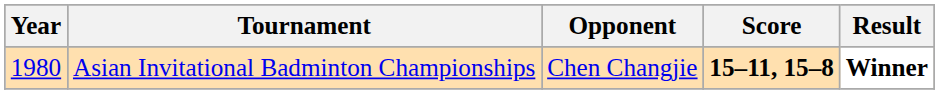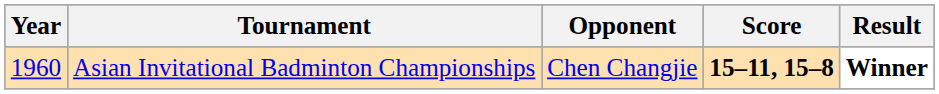(36, 67) 1980 -> (36, 67) 1960
